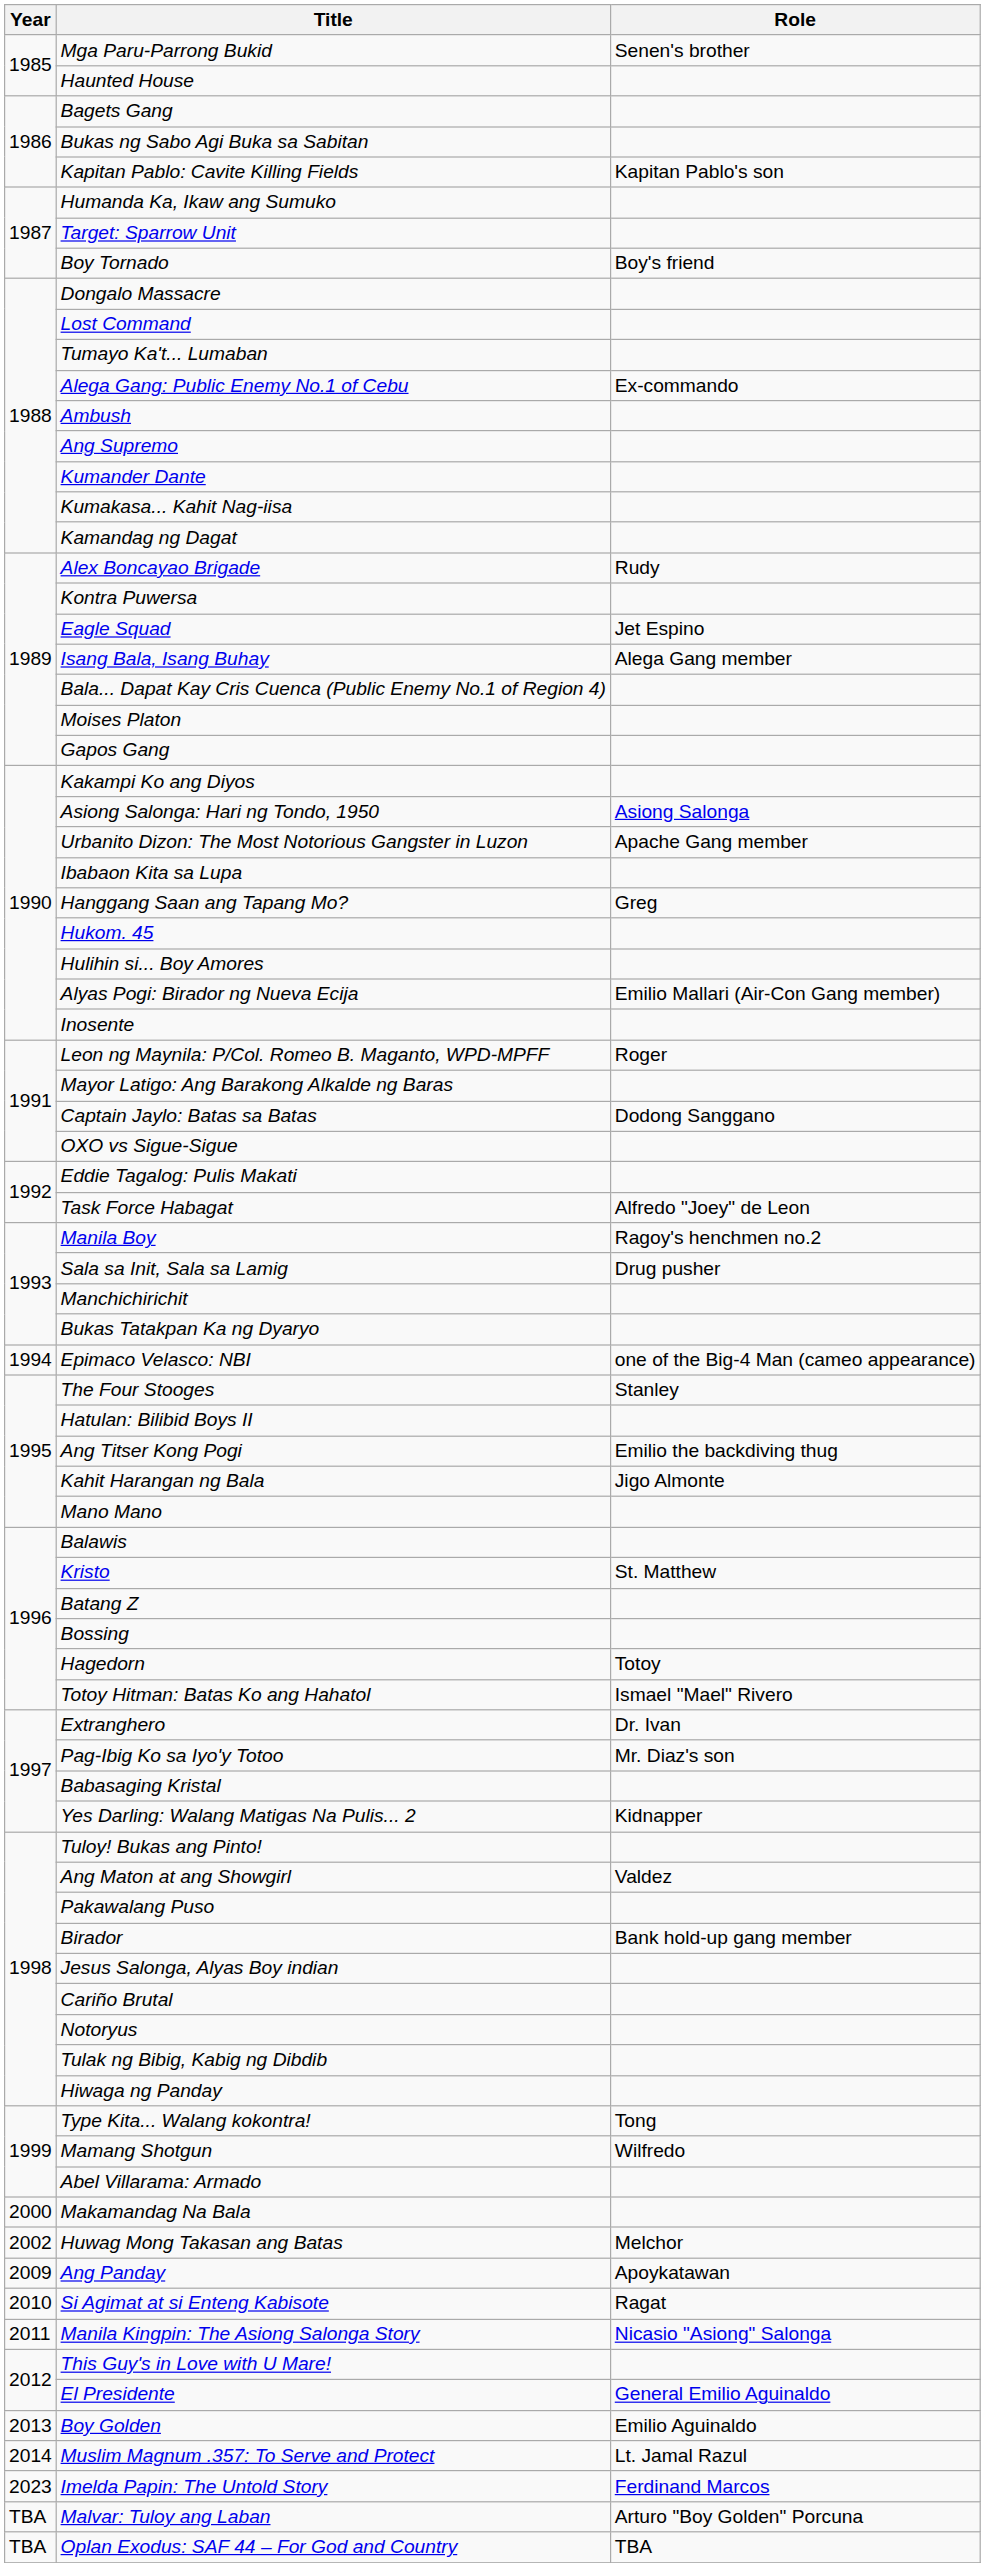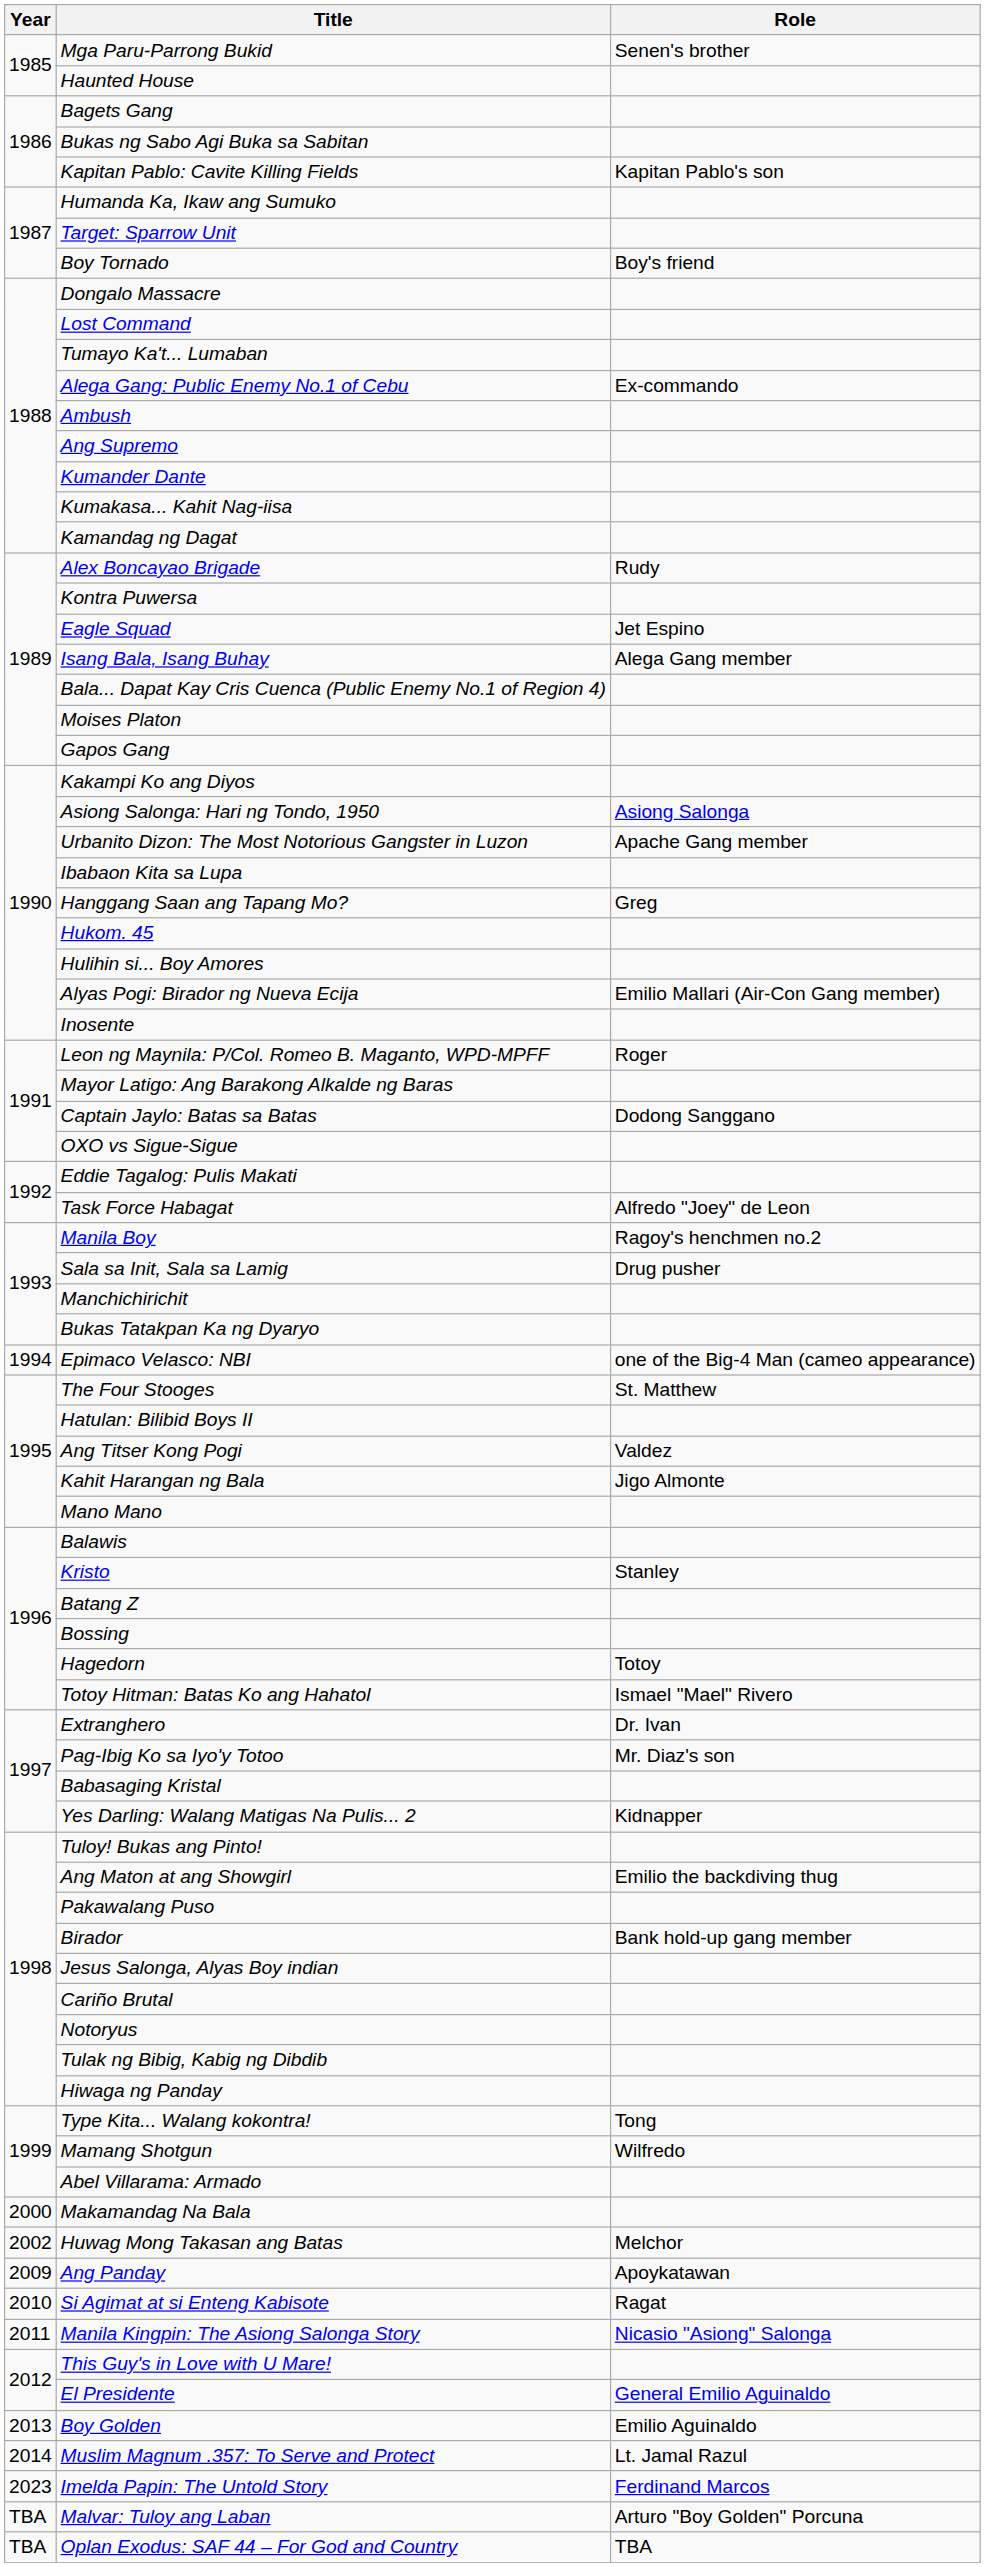(647, 1389) Stanley -> (665, 1389) St. Matthew
(726, 1450) Emilio the backdiving thug -> (643, 1450) Valdez
(665, 1572) St. Matthew -> (647, 1572) Stanley
(643, 1877) Valdez -> (726, 1877) Emilio the backdiving thug
